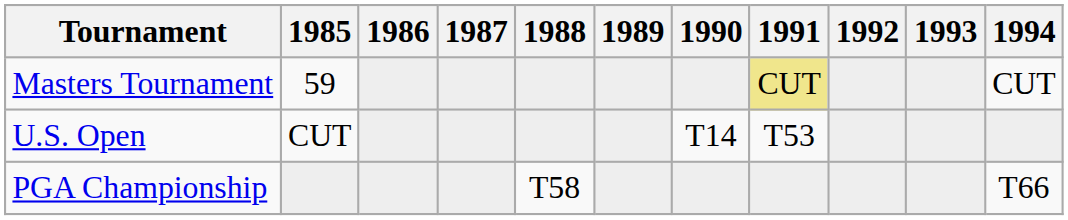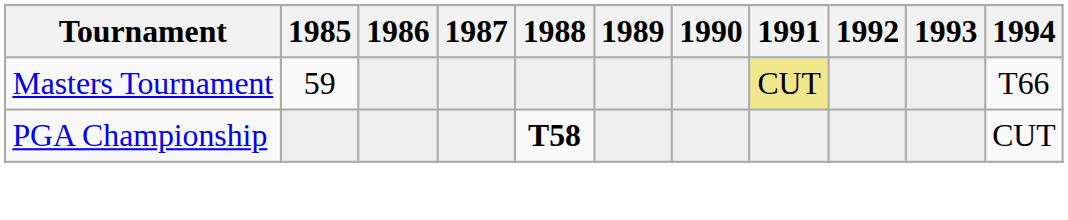(1024, 83) CUT -> (1024, 83) T66
- row: (79, 135)
(554, 188) normal -> (554, 135) bold
(1024, 188) T66 -> (1024, 135) CUT
